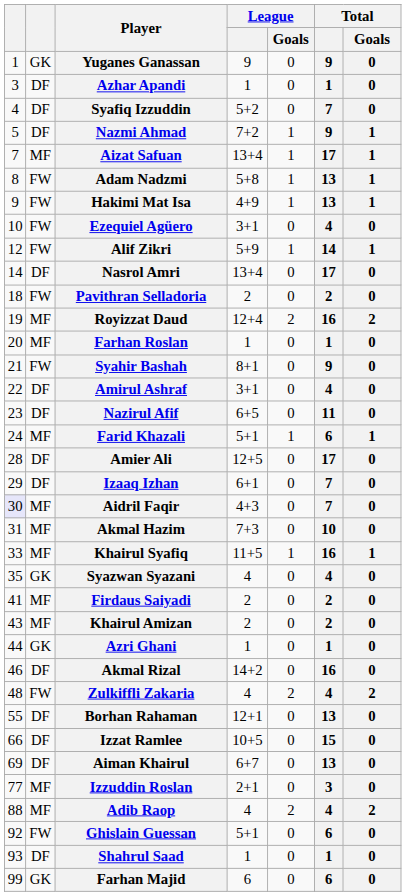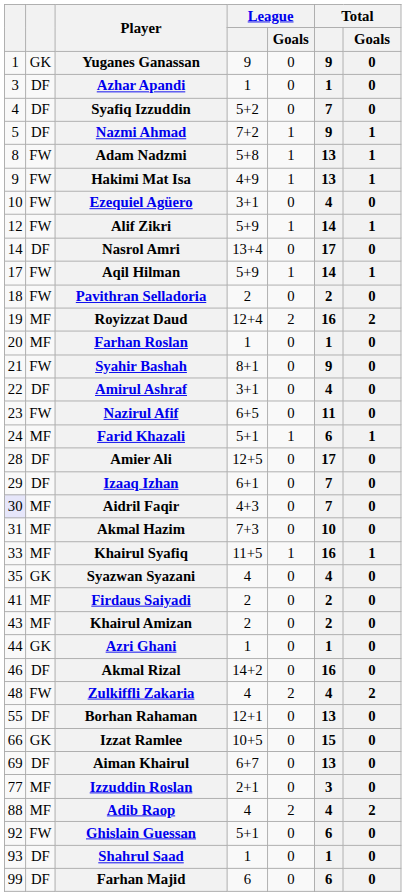- row: (141, 156)
+ row: (141, 272)
(40, 413) DF -> (40, 413) FW
(40, 739) DF -> (40, 739) GK
(40, 879) GK -> (40, 879) DF
